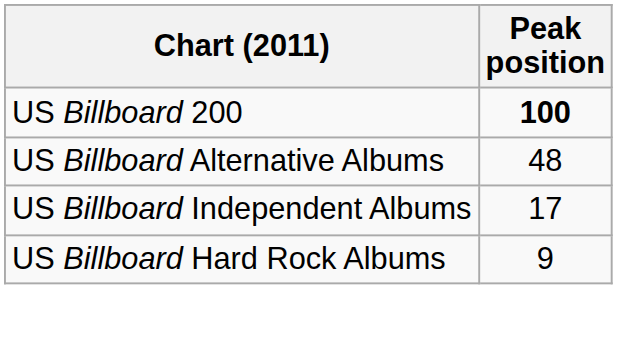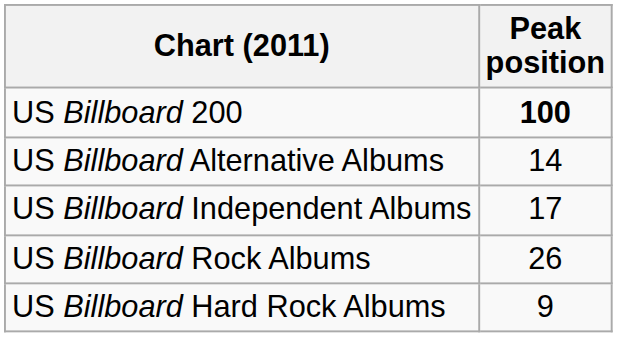(545, 160) 48 -> (545, 160) 14
+ row: (191, 258)
